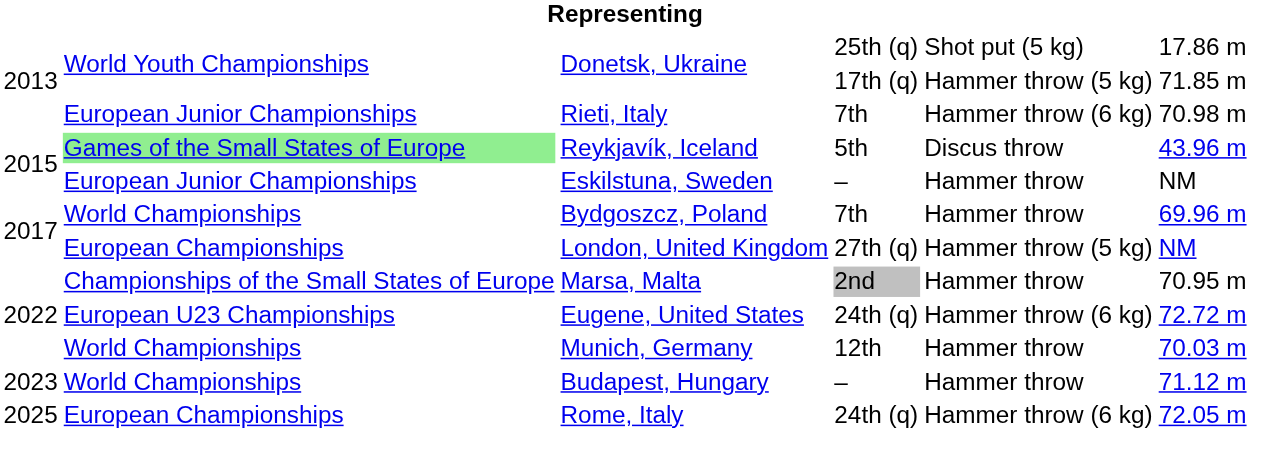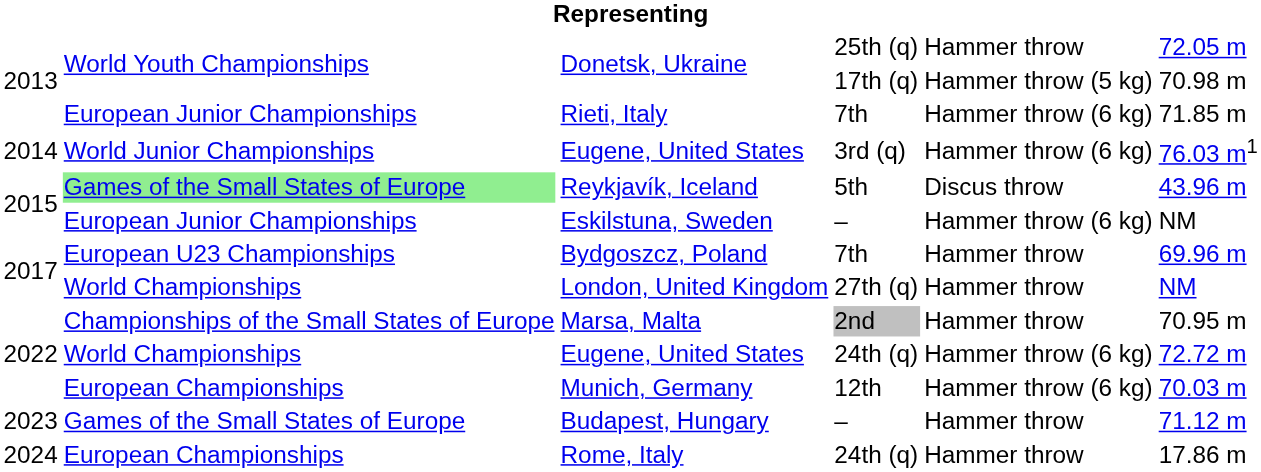(1004, 47) Shot put (5 kg) -> (1004, 47) Hammer throw
(1203, 47) 17.86 m -> (1203, 47) 72.05 m
(1203, 80) 71.85 m -> (1203, 80) 70.98 m
(1203, 114) 70.98 m -> (1203, 114) 71.85 m
+ row: (682, 151)
(1004, 181) Hammer throw -> (1038, 221) Hammer throw (6 kg)
(182, 214) World Championships -> (229, 254) European U23 Championships
(204, 248) European Championships -> (182, 288) World Championships
(1038, 248) Hammer throw (5 kg) -> (1004, 288) Hammer throw
(229, 314) European U23 Championships -> (182, 354) World Championships
(182, 348) World Championships -> (204, 388) European Championships
(1004, 348) Hammer throw -> (1038, 388) Hammer throw (6 kg)
(182, 381) World Championships -> (264, 421) Games of the Small States of Europe
(31, 415) 2025 -> (31, 455) 2024
(1038, 415) Hammer throw (6 kg) -> (1004, 455) Hammer throw
(1203, 415) 72.05 m -> (1203, 455) 17.86 m
